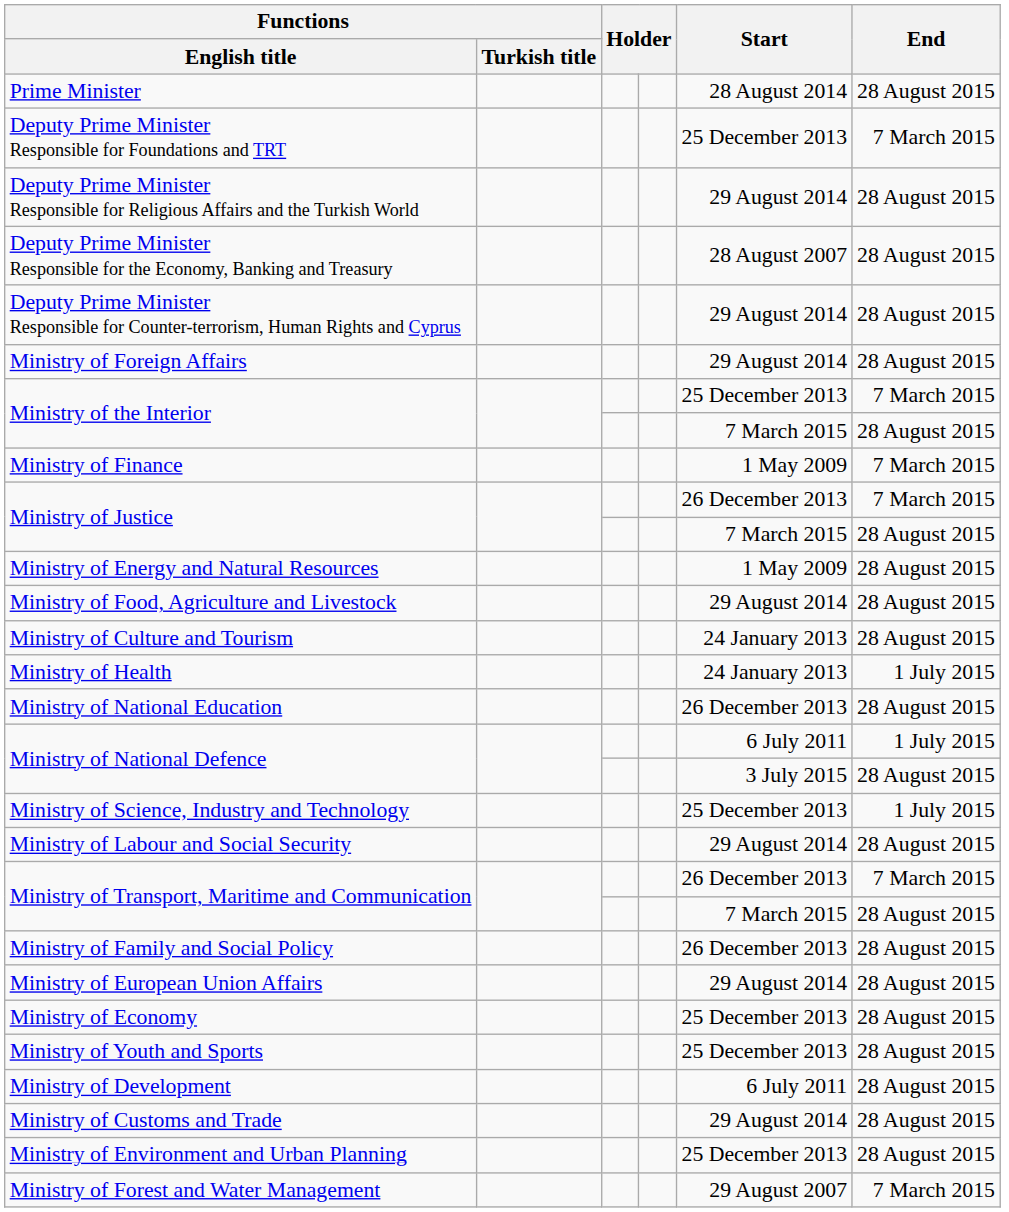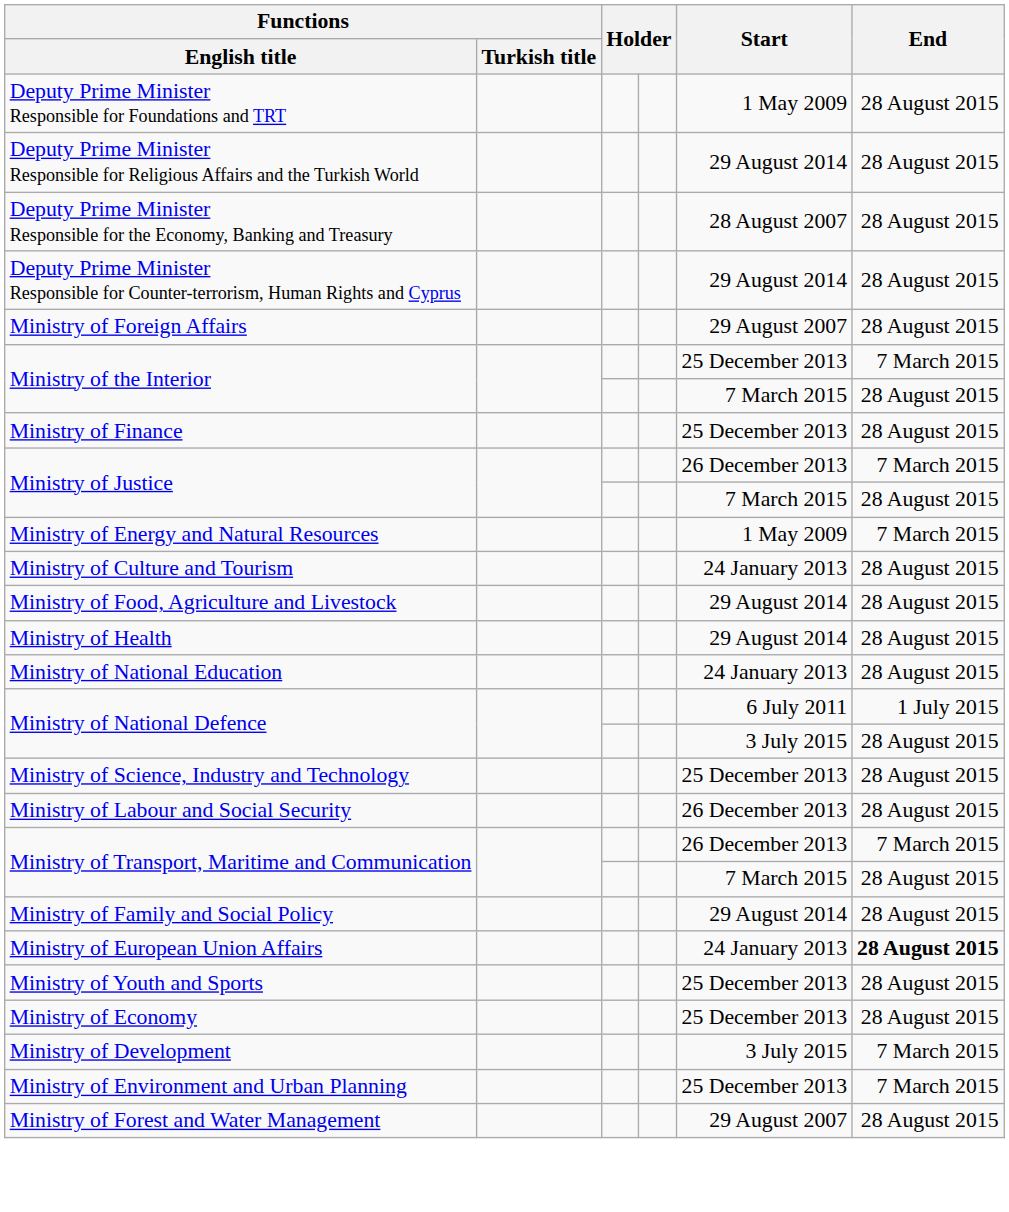- row: (75, 90)
(764, 137) 25 December 2013 -> (795, 103) 1 May 2009
(934, 137) 7 March 2015 -> (930, 103) 28 August 2015
(778, 361) 29 August 2014 -> (778, 326) 29 August 2007
(795, 464) 1 May 2009 -> (764, 430) 25 December 2013
(934, 464) 7 March 2015 -> (930, 430) 28 August 2015
(926, 568) 28 August 2015 -> (938, 533) 7 March 2015
rows swapped: (203, 602) <-> (151, 637)
(775, 671) 24 January 2013 -> (778, 637) 29 August 2014
(944, 671) 1 July 2015 -> (930, 637) 28 August 2015
(764, 706) 26 December 2013 -> (775, 671) 24 January 2013
(944, 809) 1 July 2015 -> (930, 775) 28 August 2015
(778, 844) 29 August 2014 -> (764, 809) 26 December 2013
(764, 947) 26 December 2013 -> (778, 913) 29 August 2014
(778, 982) 29 August 2014 -> (775, 947) 24 January 2013
(926, 982) normal -> (928, 947) bold
rows swapped: (103, 1016) <-> (136, 1051)
(797, 1085) 6 July 2011 -> (796, 1051) 3 July 2015
(926, 1085) 28 August 2015 -> (938, 1051) 7 March 2015
- row: (146, 1120)
(926, 1154) 28 August 2015 -> (938, 1085) 7 March 2015
(934, 1189) 7 March 2015 -> (930, 1120) 28 August 2015
